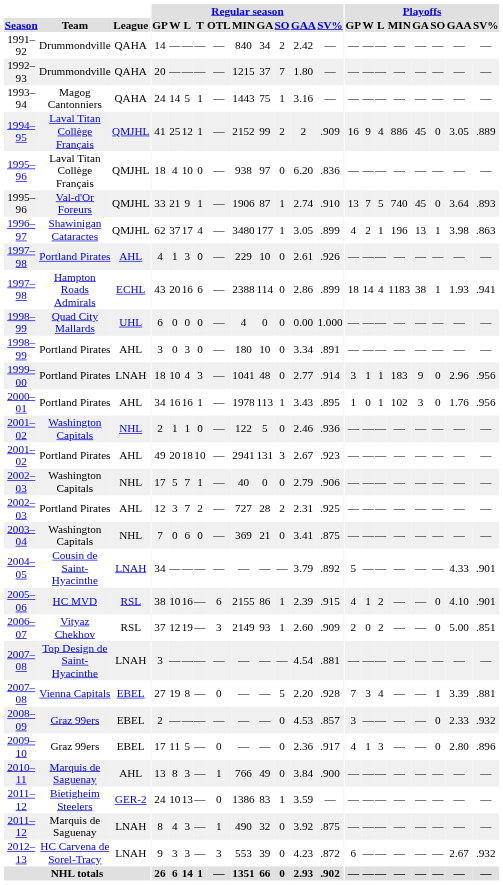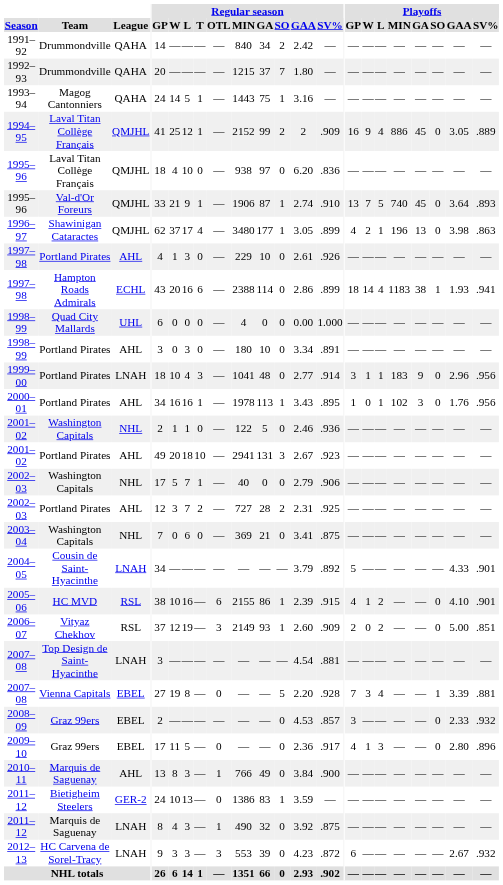(438, 230) 1 -> (438, 230) 0
